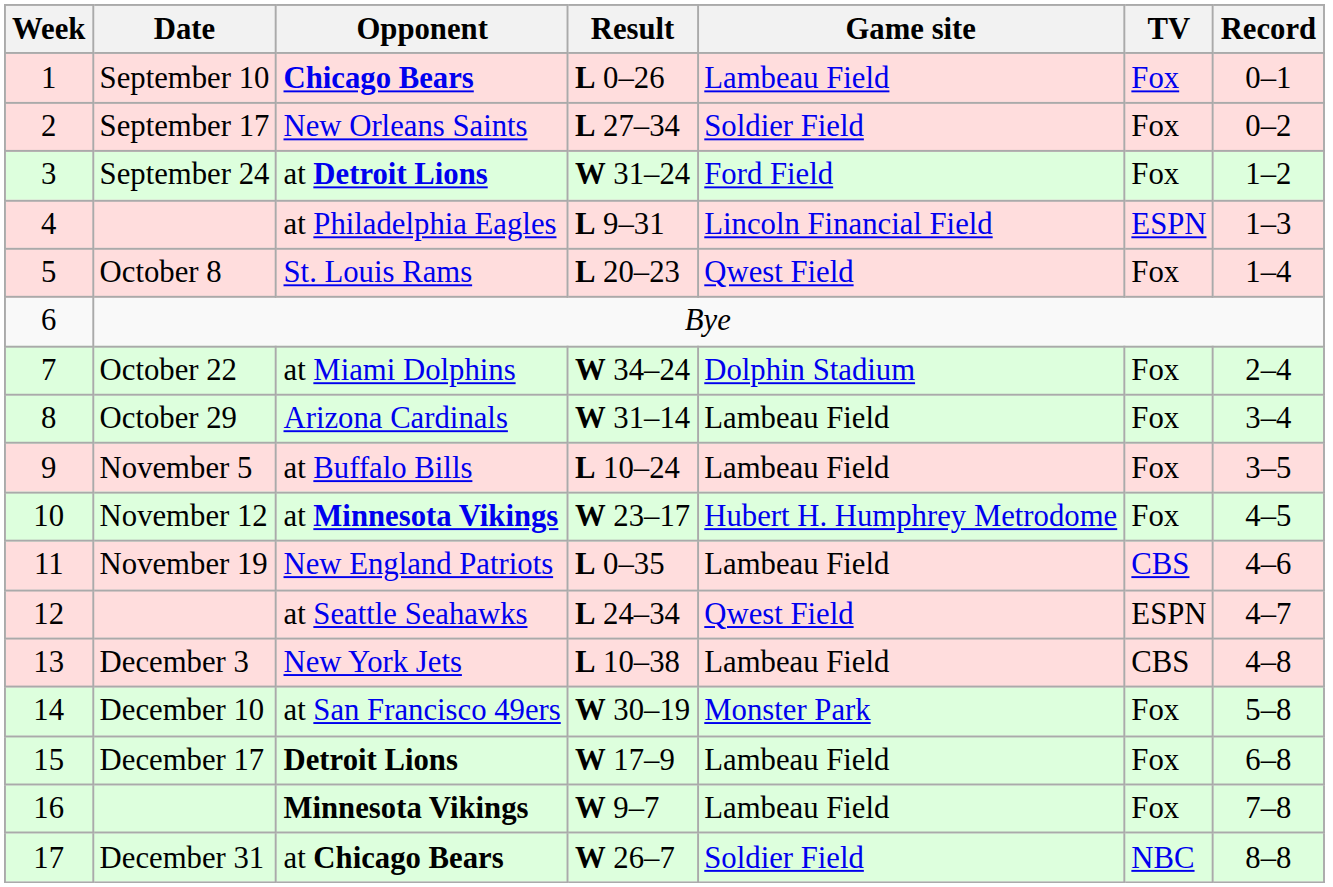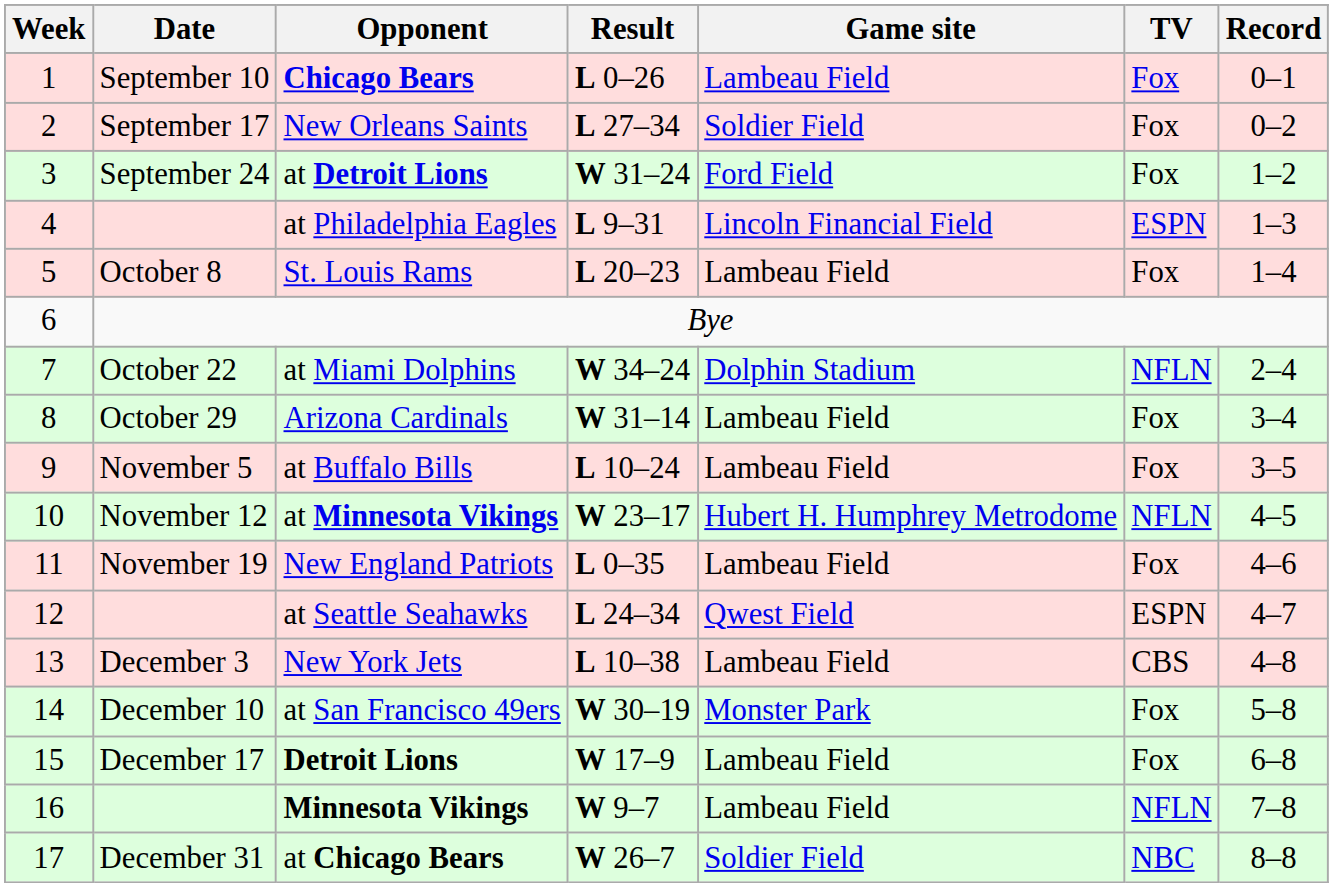(779, 272) Qwest Field -> (797, 272) Lambeau Field
(1155, 369) Fox -> (1171, 369) NFLN
(1155, 516) Fox -> (1171, 516) NFLN
(1160, 564) CBS -> (1155, 564) Fox
(1155, 808) Fox -> (1171, 808) NFLN
